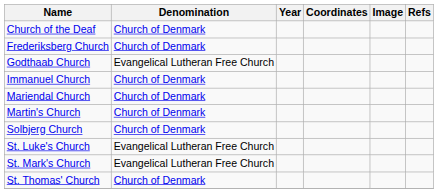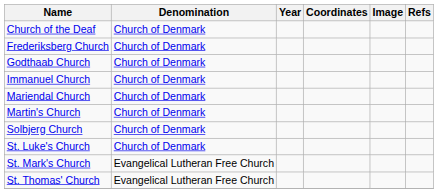(194, 63) Evangelical Lutheran Free Church -> (160, 63) Church of Denmark
(194, 146) Evangelical Lutheran Free Church -> (160, 146) Church of Denmark
(160, 180) Church of Denmark -> (194, 180) Evangelical Lutheran Free Church
